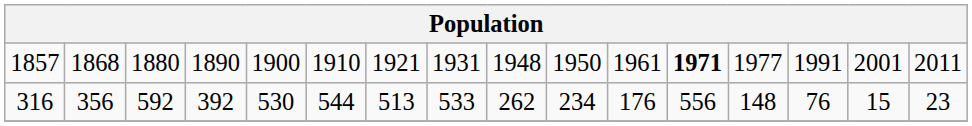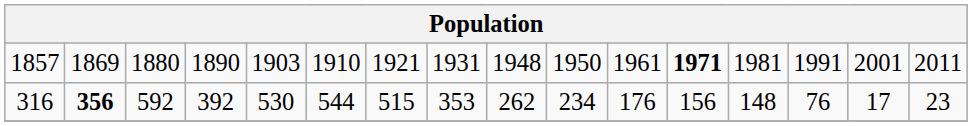(95, 62) 1868 -> (95, 62) 1869
(276, 62) 1900 -> (276, 62) 1903
(758, 62) 1977 -> (758, 62) 1981
(95, 101) normal -> (95, 101) bold
(396, 101) 513 -> (396, 101) 515
(457, 101) 533 -> (457, 101) 353
(698, 101) 556 -> (698, 101) 156
(878, 101) 15 -> (878, 101) 17
